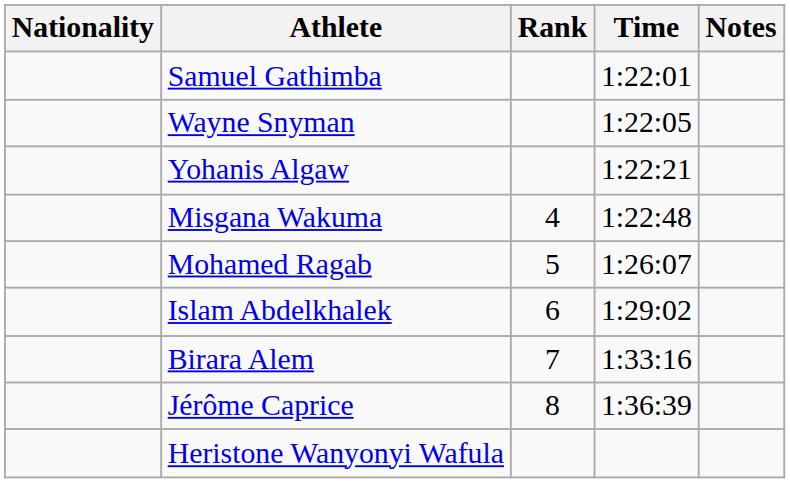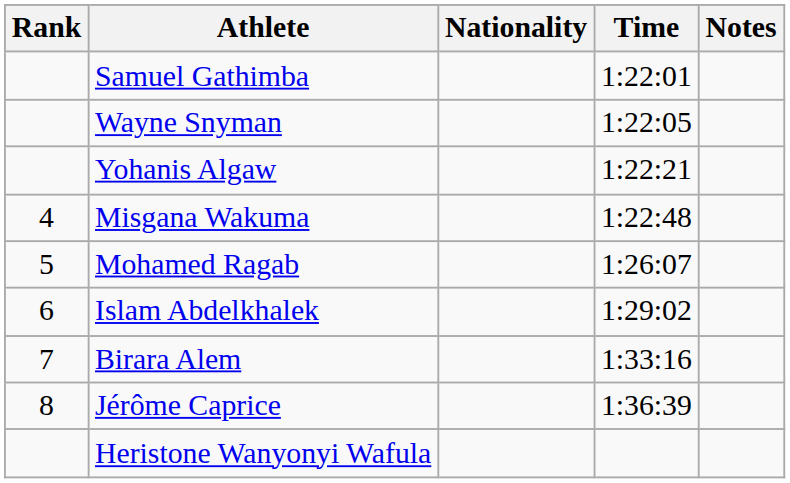columns swapped: (552, 28) <-> (83, 28)
